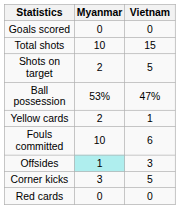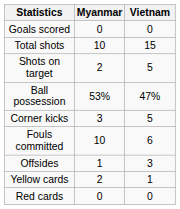rows swapped: (39, 179) <-> (39, 118)
(100, 163) paleturquoise background -> (100, 163) no background
